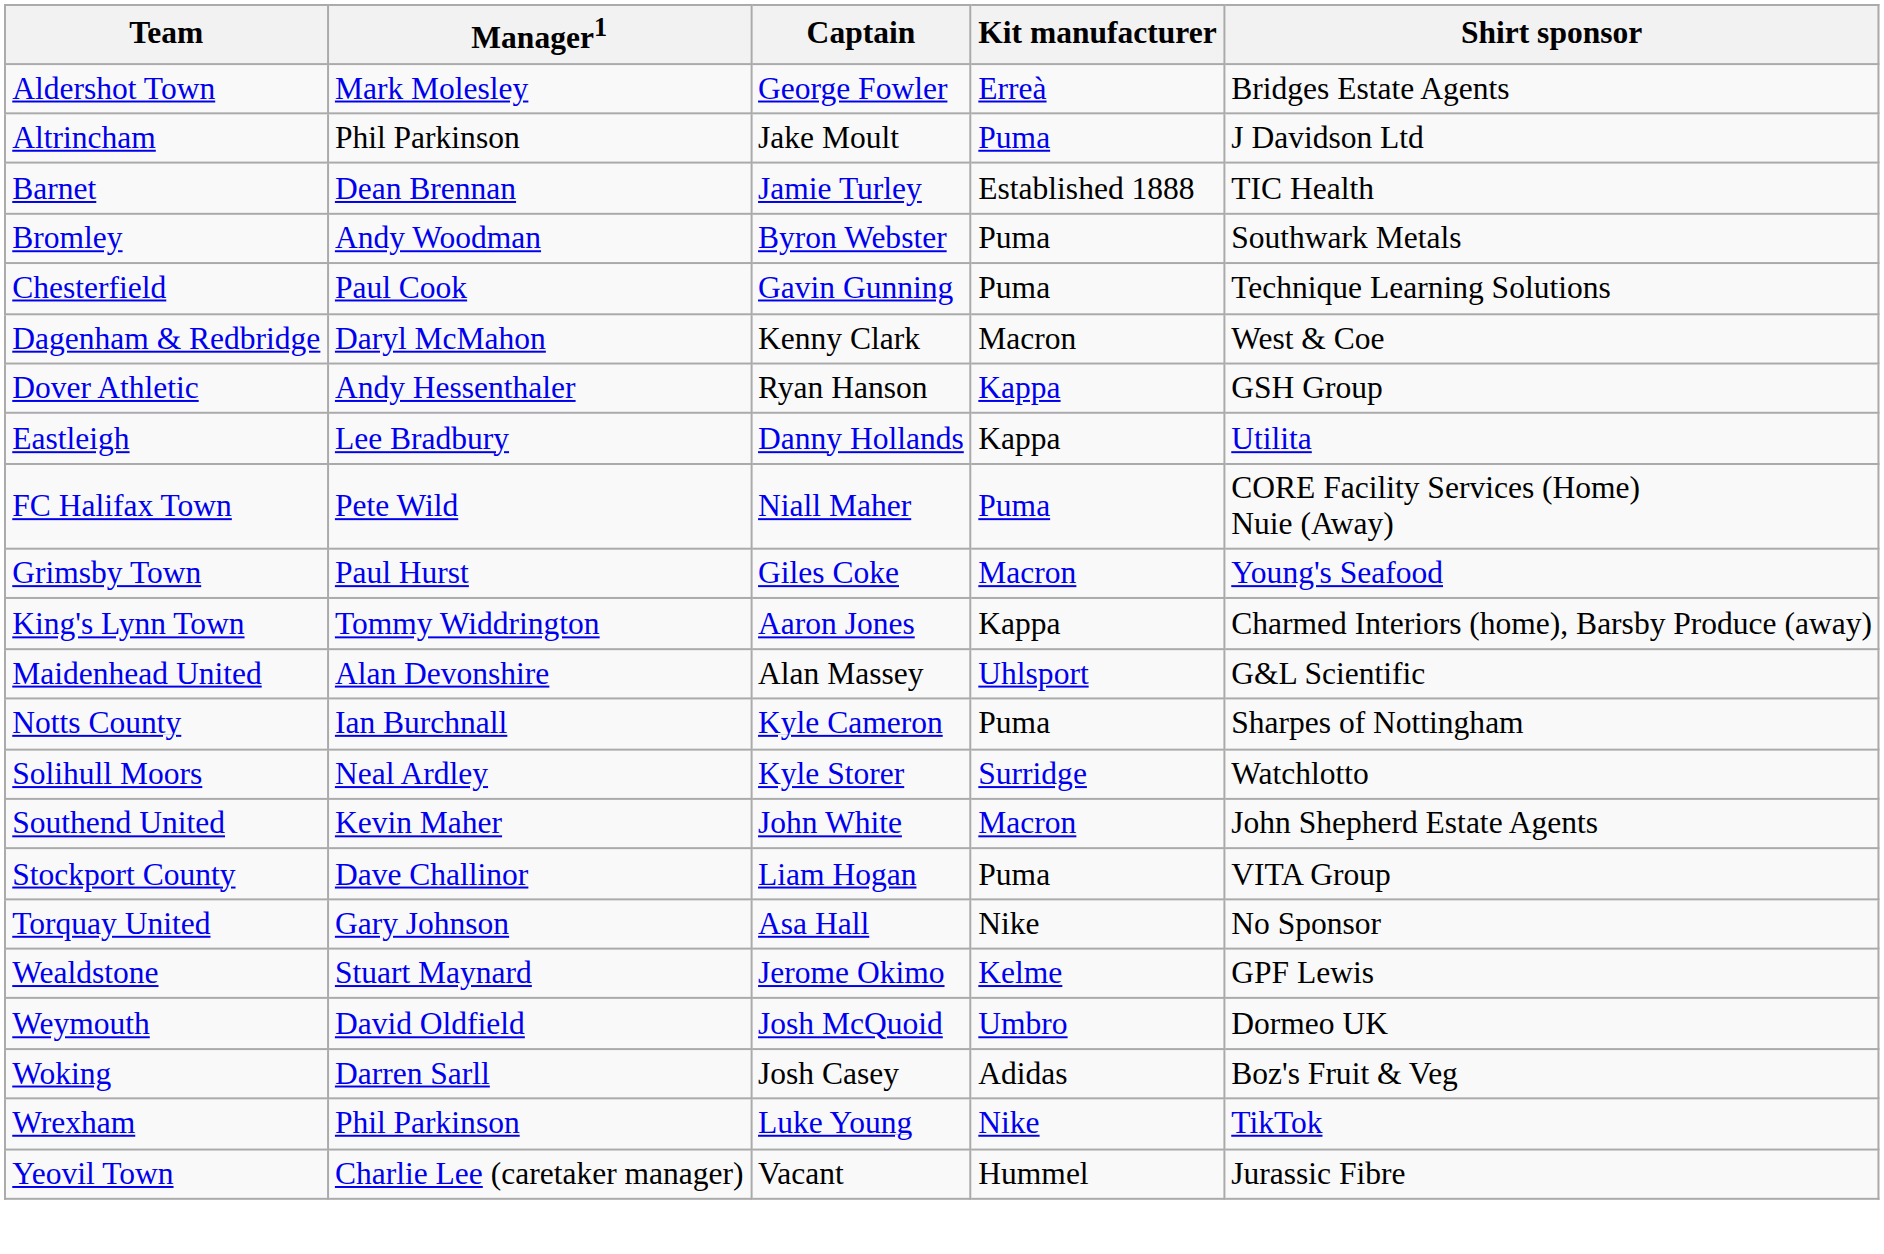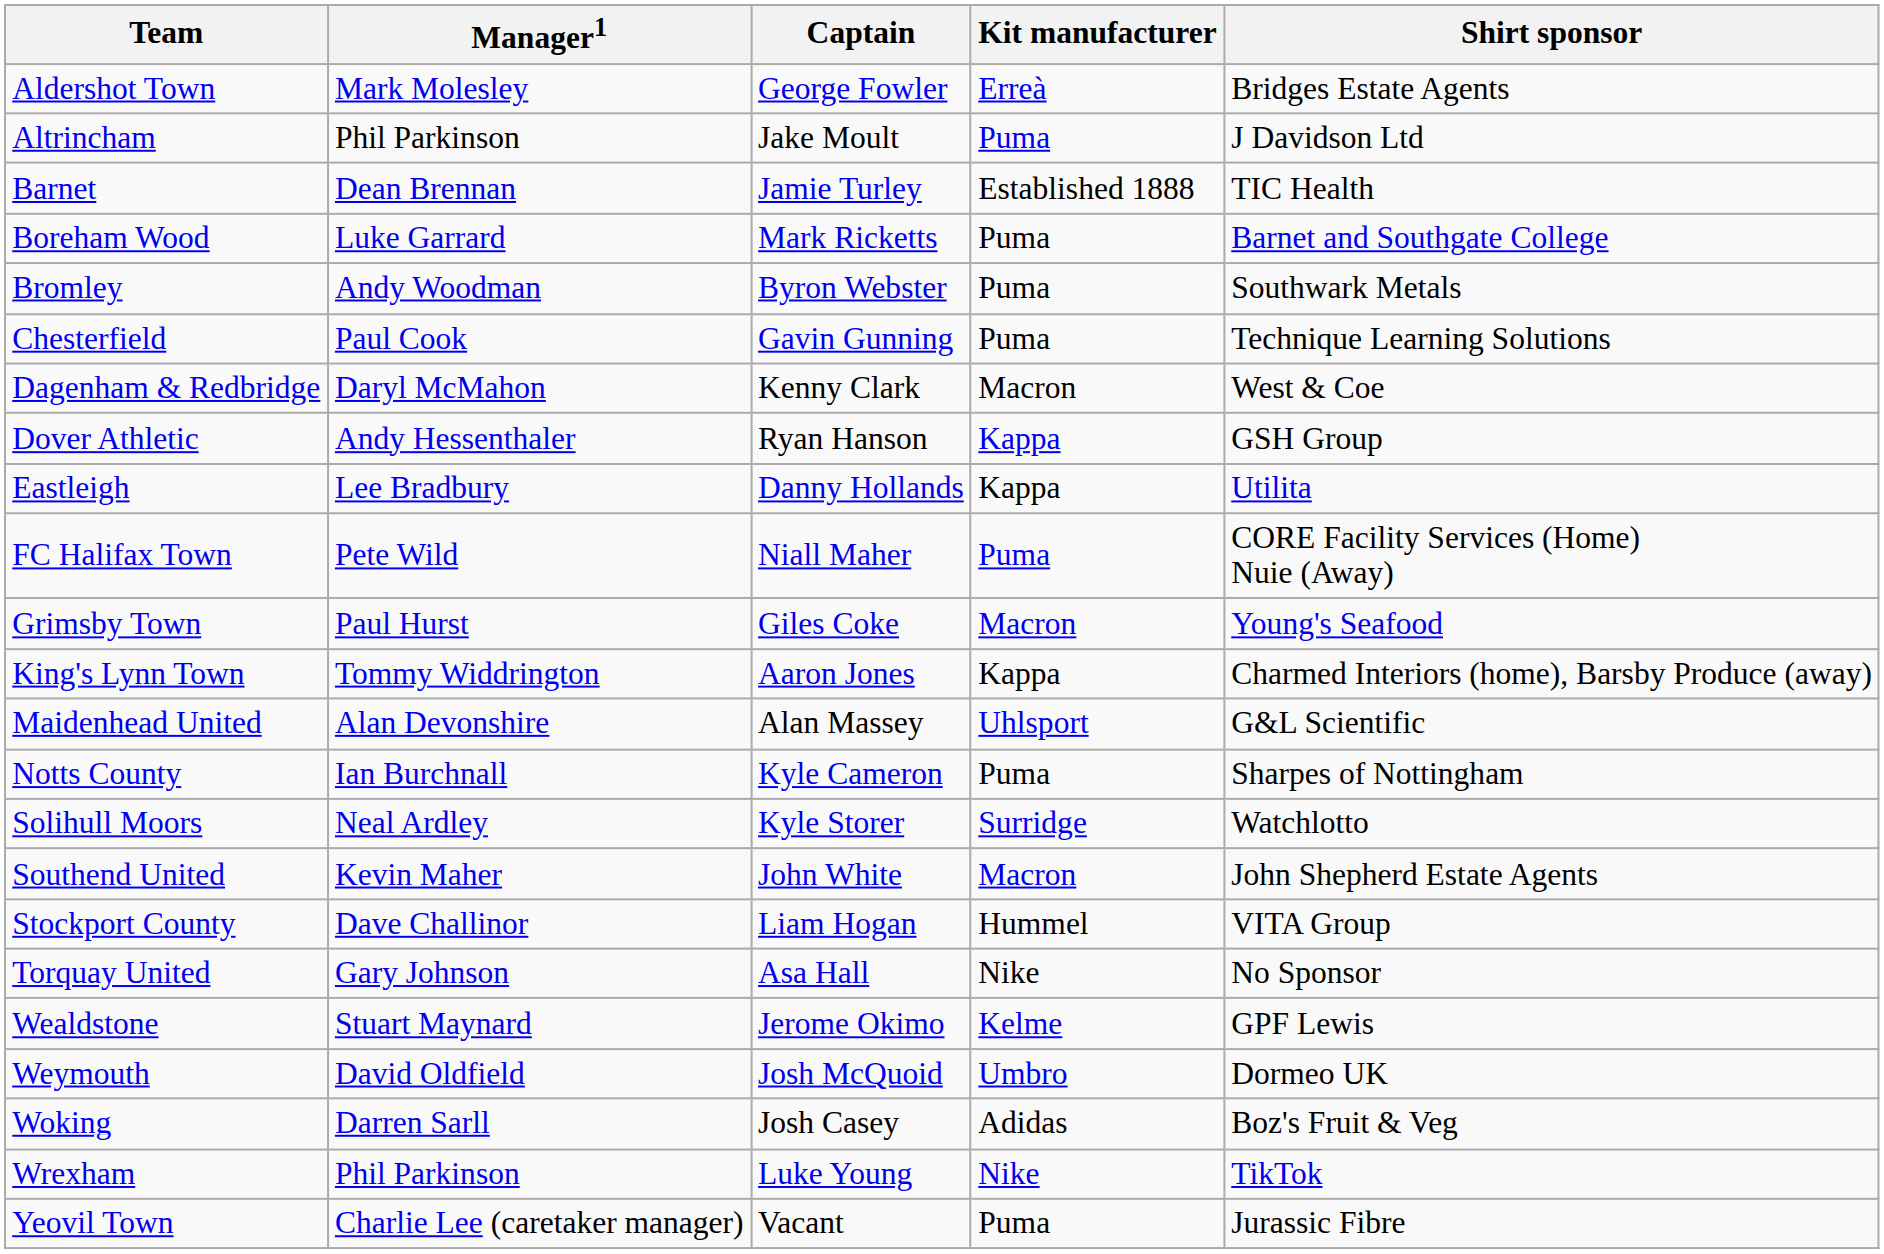+ row: (111, 237)
(1014, 873) Puma -> (1033, 923) Hummel
(1033, 1173) Hummel -> (1014, 1223) Puma
